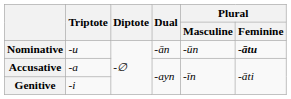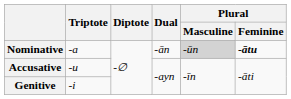(73, 49) -u -> (73, 49) -a
(191, 49) no background -> (191, 49) lightgrey background
(73, 67) -a -> (73, 67) -u
